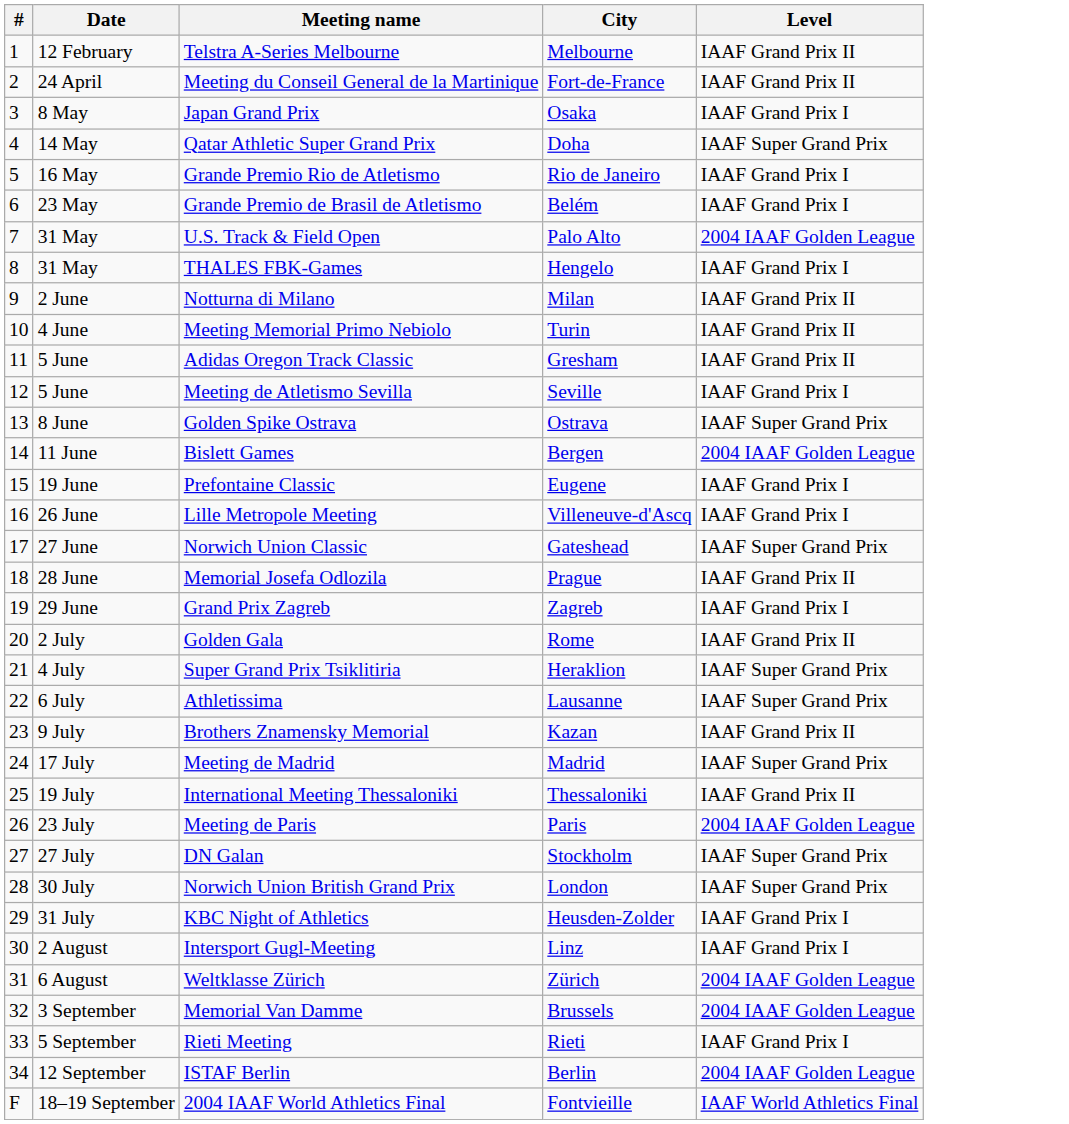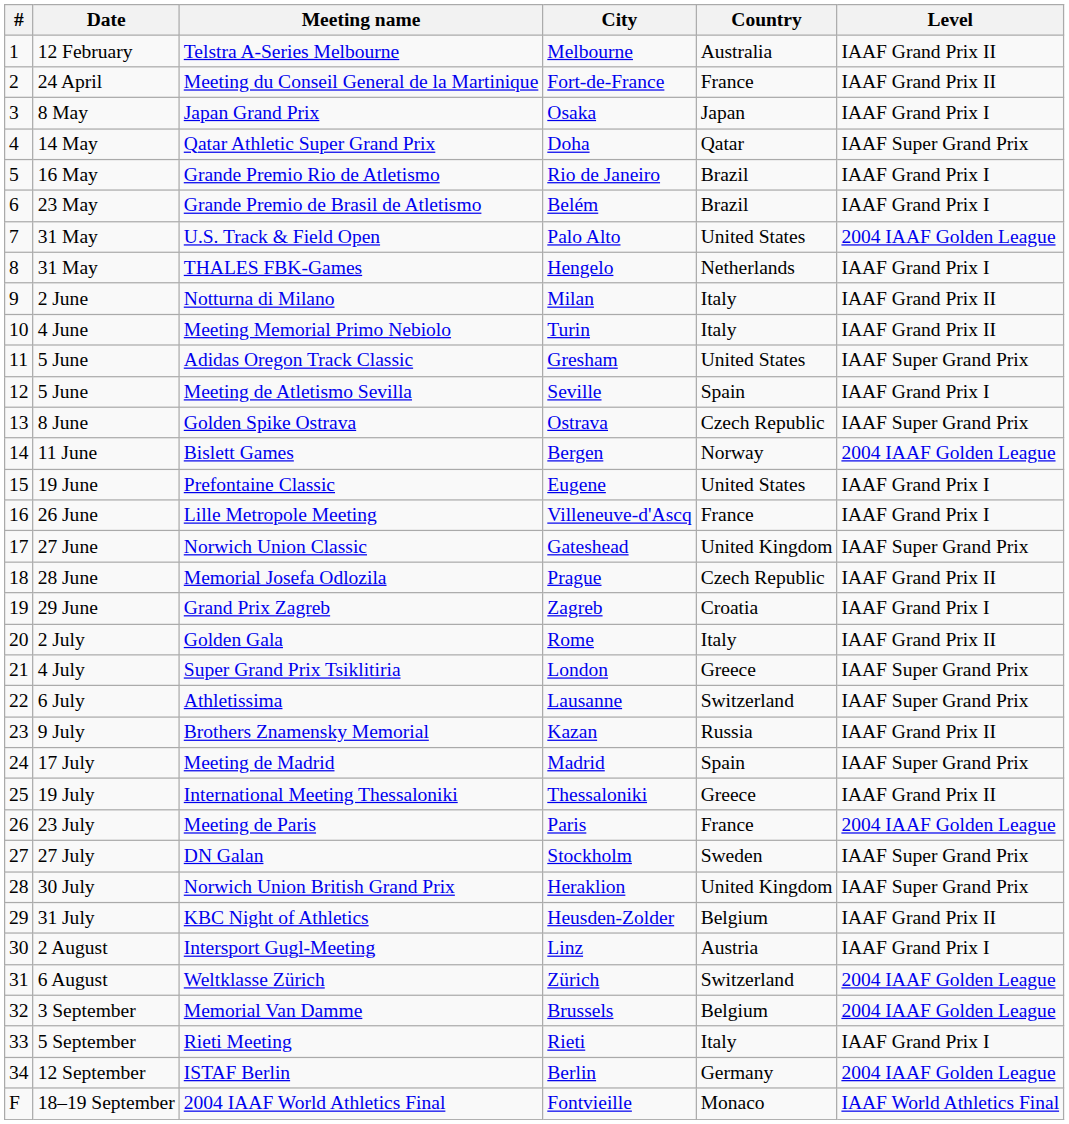+ column: (767, 19)
(778, 360) IAAF Grand Prix II -> (935, 360) IAAF Super Grand Prix
(586, 670) Heraklion -> (578, 670) London
(578, 886) London -> (586, 886) Heraklion
(775, 917) IAAF Grand Prix I -> (919, 917) IAAF Grand Prix II
